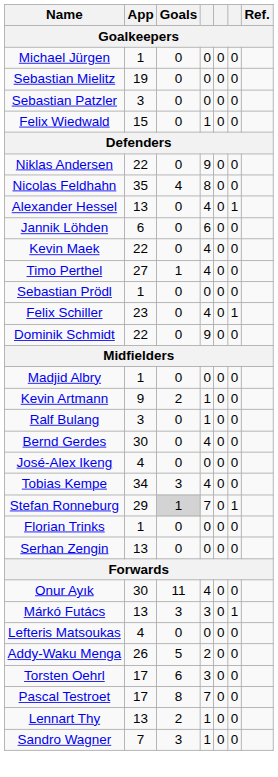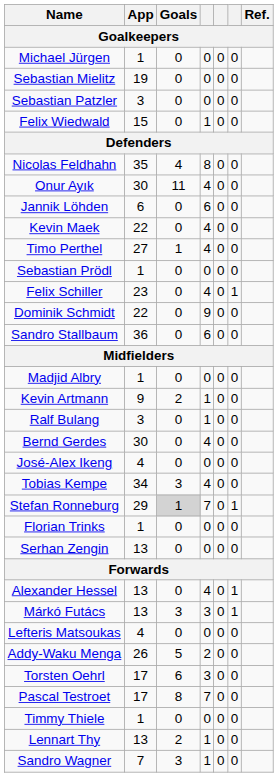- row: (64, 164)
rows swapped: (64, 206) <-> (64, 590)
+ row: (64, 334)
+ row: (64, 718)
